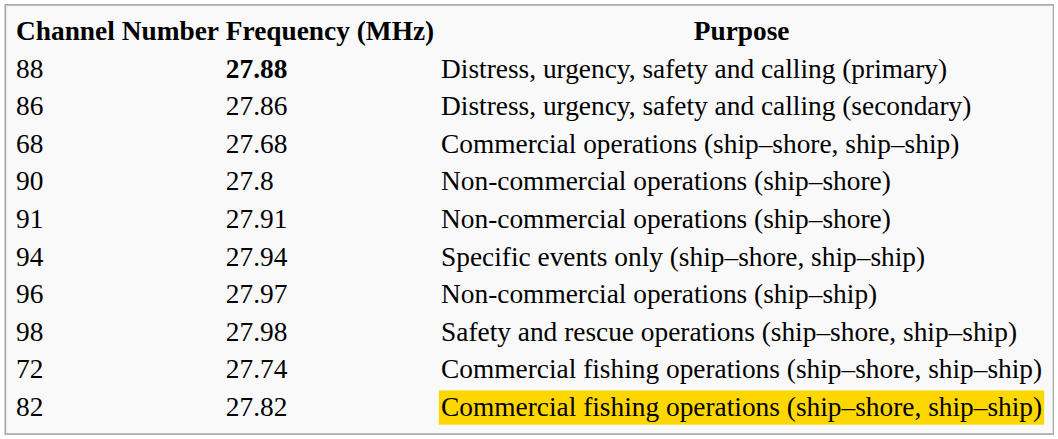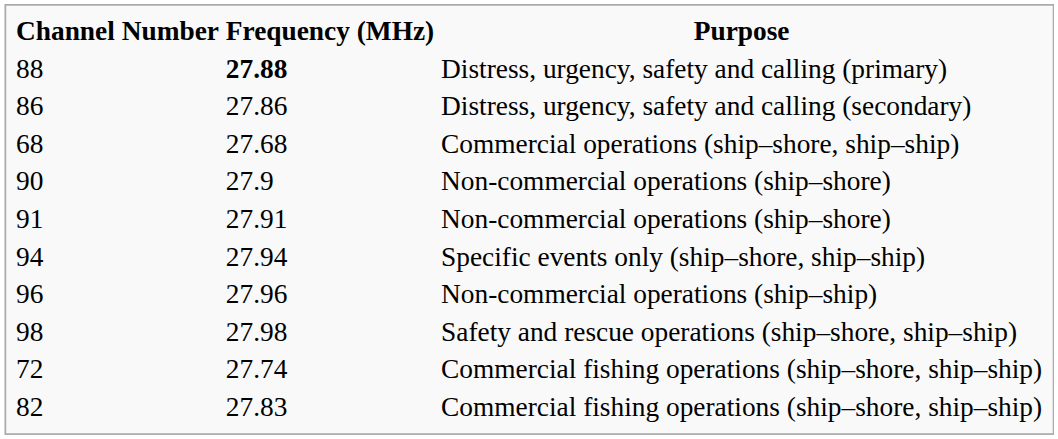(250, 181) 27.8 -> (250, 181) 27.9
(257, 294) 27.97 -> (257, 294) 27.96
(257, 407) 27.82 -> (257, 407) 27.83
(742, 407) gold background -> (742, 407) no background
